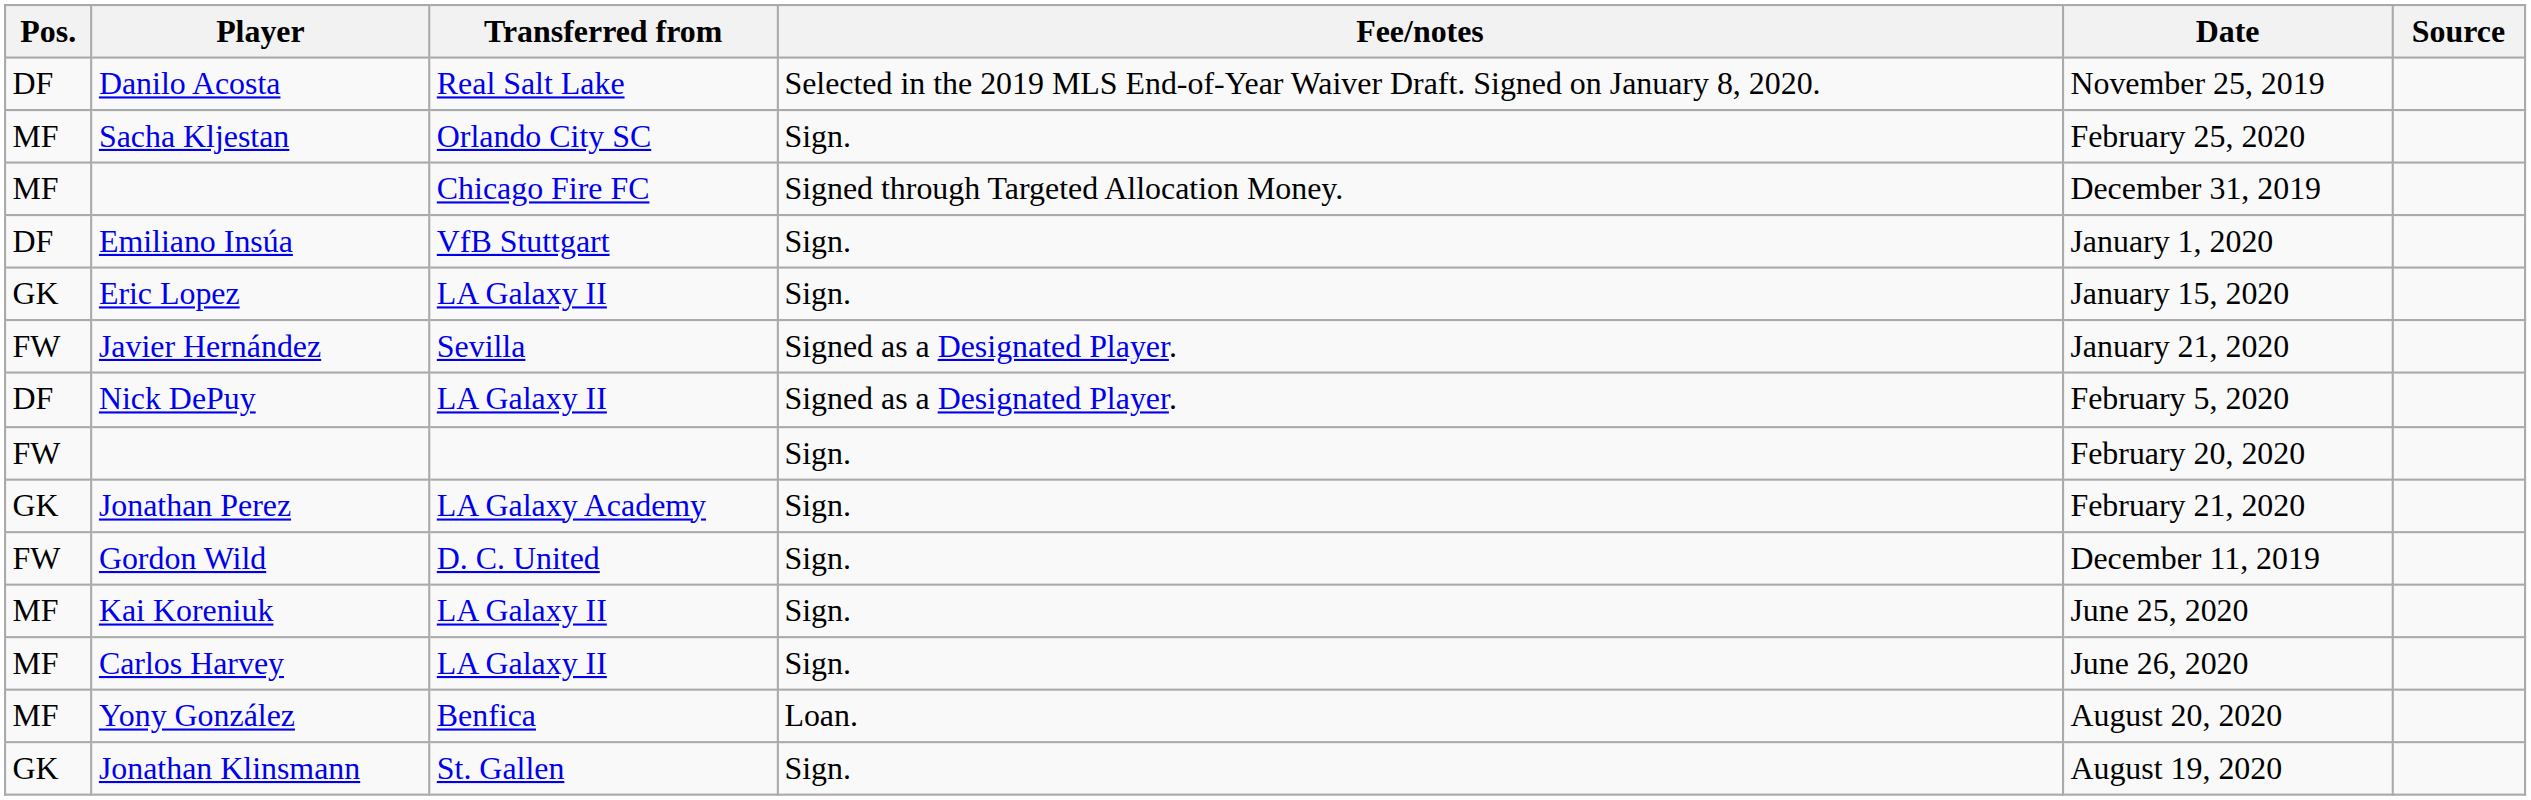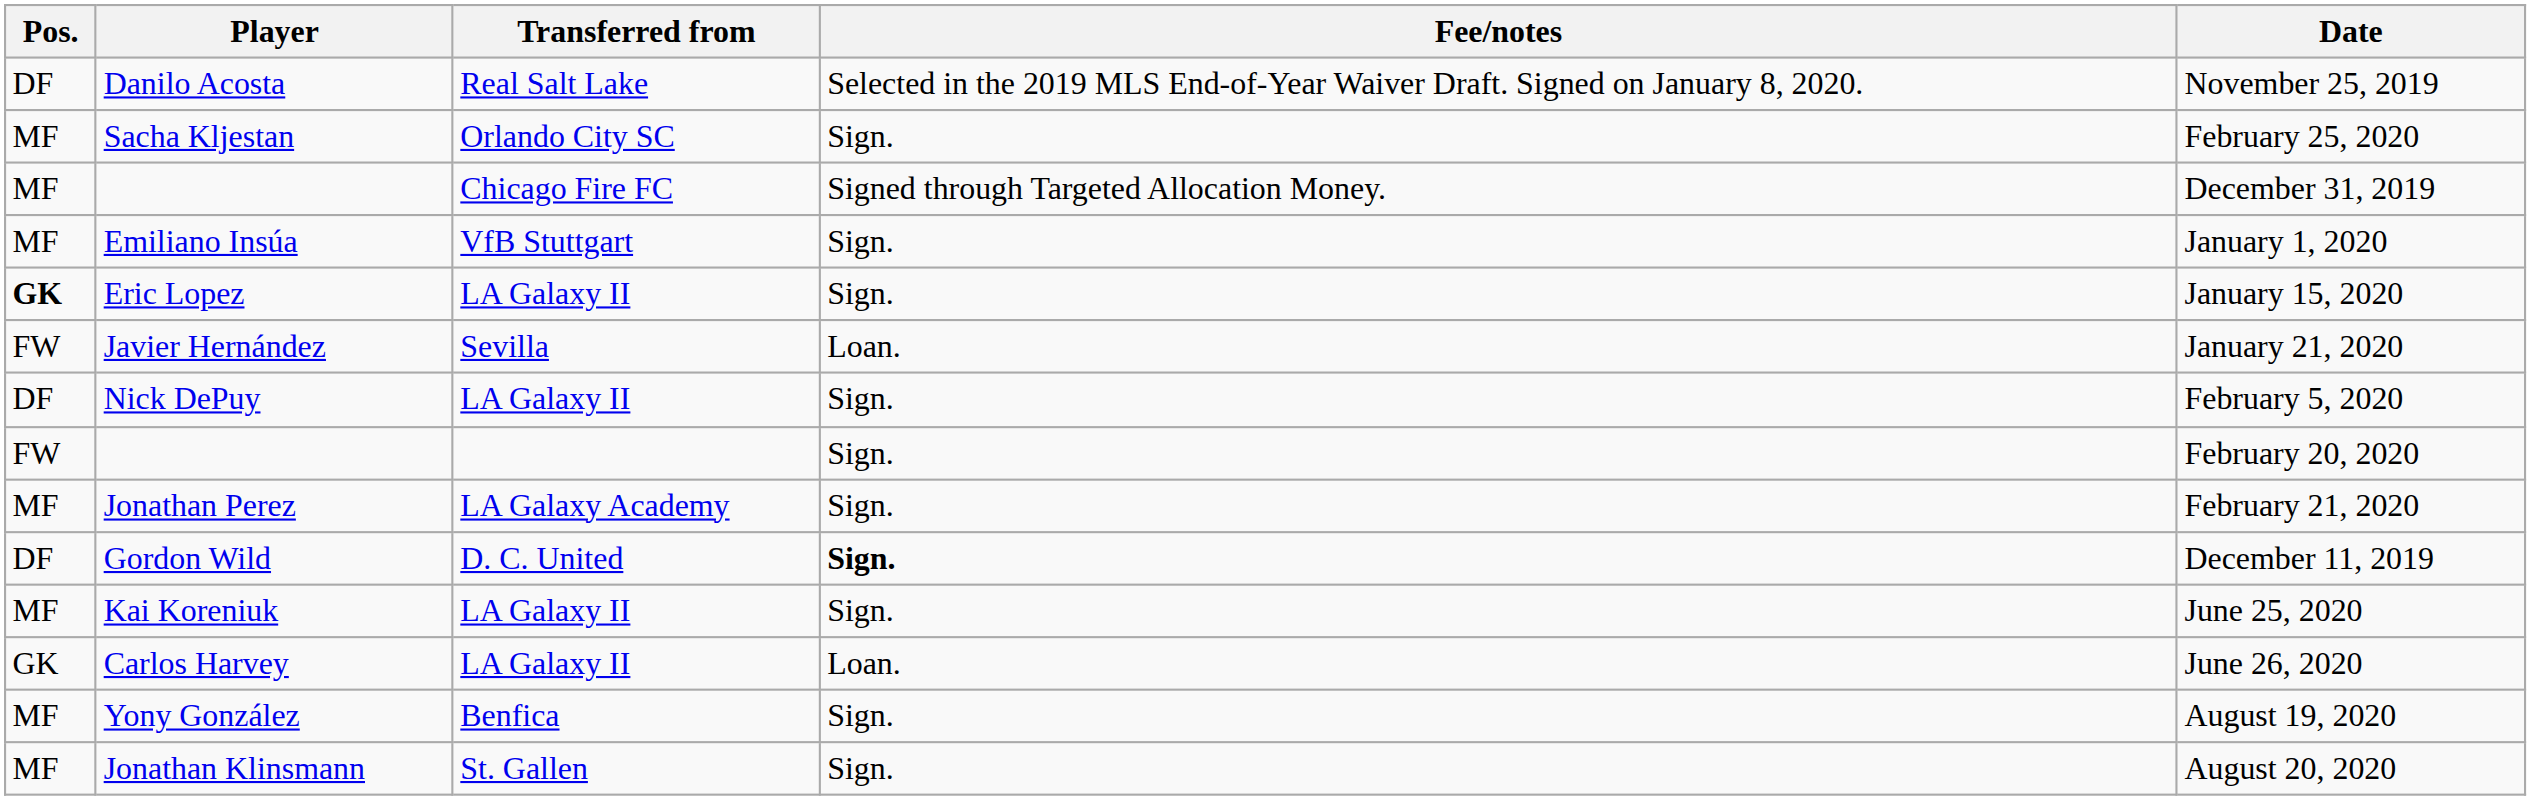- column: (2458, 31)
(33, 241) DF -> (36, 241) MF
(36, 294) normal -> (37, 294) bold
(981, 346) Signed as a Designated Player. -> (864, 346) Loan.
(981, 399) Signed as a Designated Player. -> (860, 399) Sign.
(36, 504) GK -> (36, 504) MF
(36, 557) FW -> (33, 557) DF
(818, 557) normal -> (861, 557) bold
(36, 662) MF -> (36, 662) GK
(818, 662) Sign. -> (864, 662) Loan.
(821, 715) Loan. -> (860, 715) Sign.
(2176, 715) August 20, 2020 -> (2290, 715) August 19, 2020
(36, 767) GK -> (36, 767) MF
(2176, 767) August 19, 2020 -> (2290, 767) August 20, 2020
